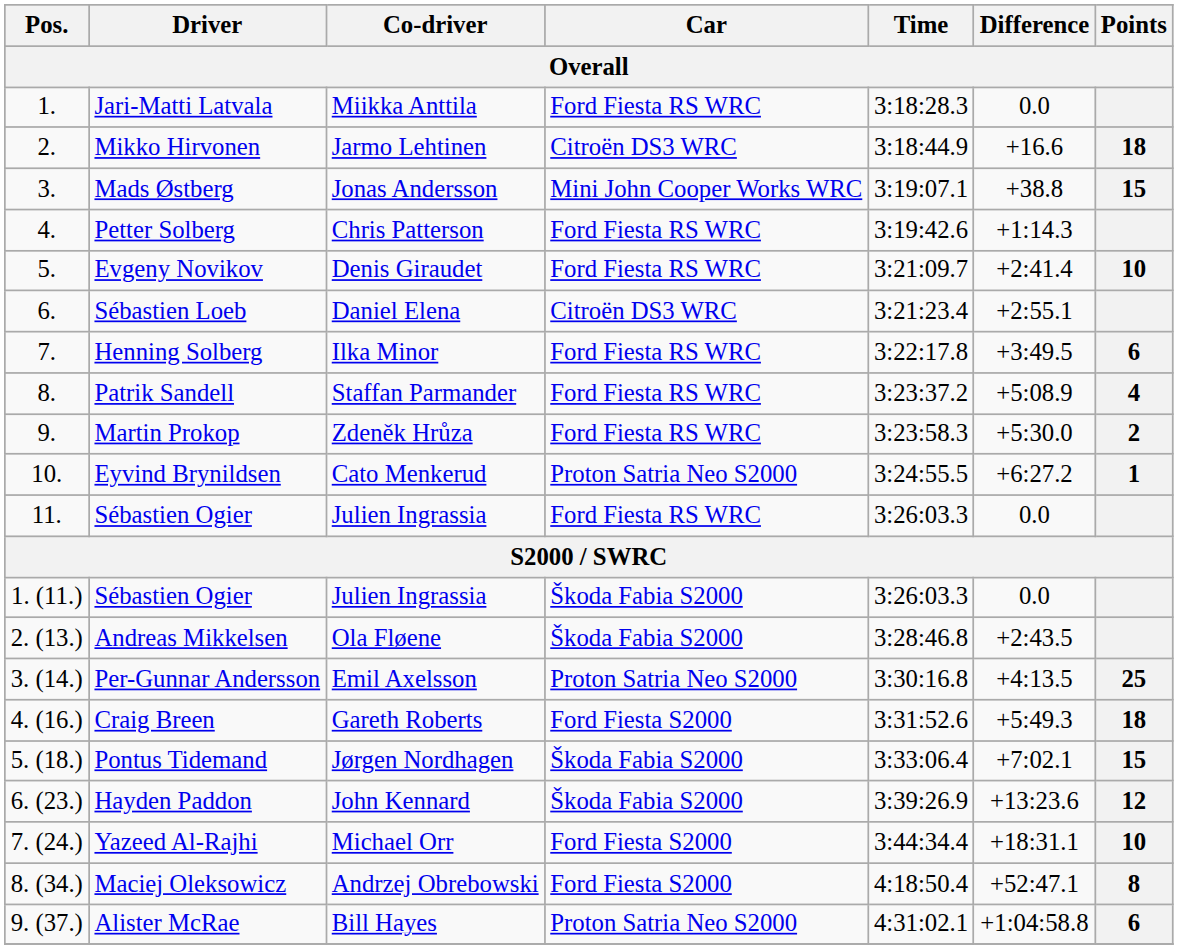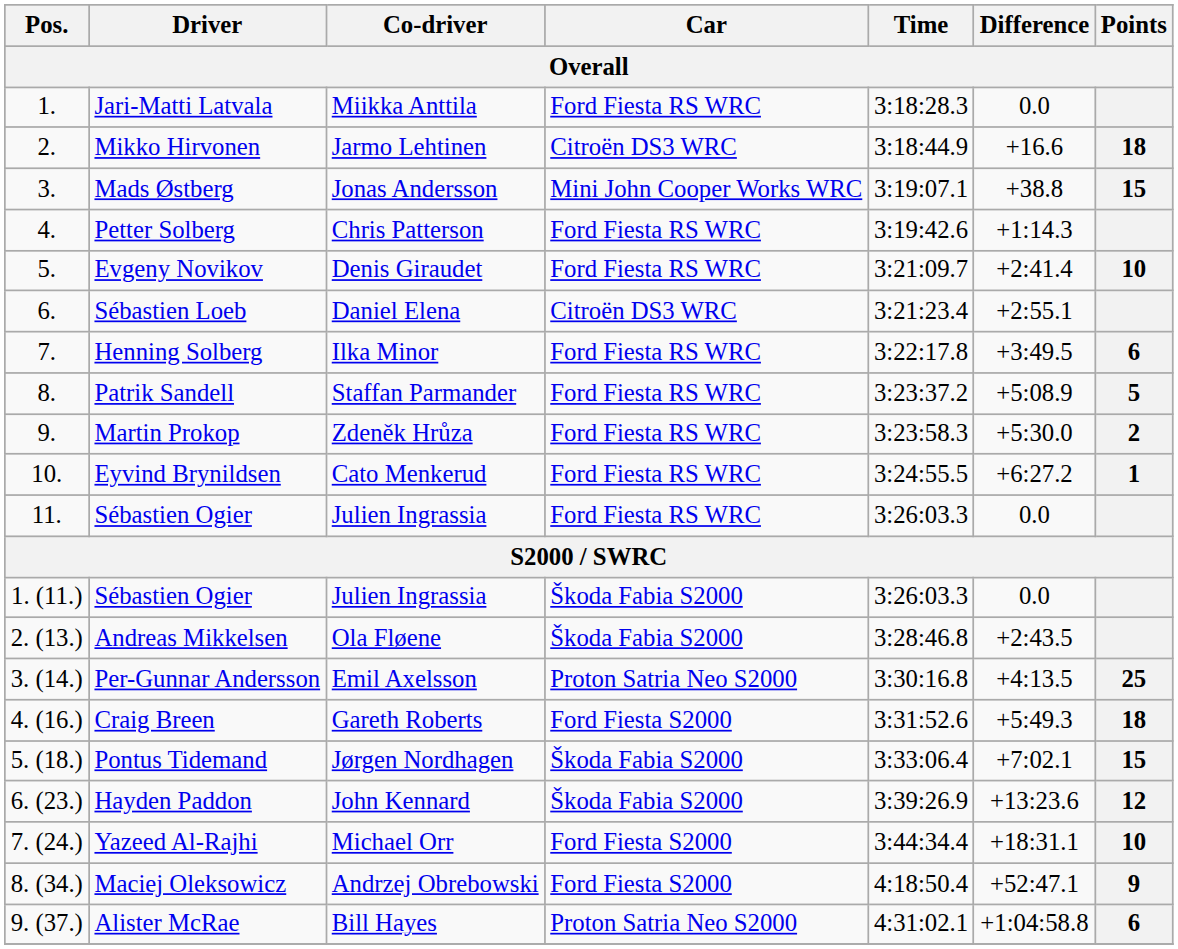(1134, 392) 4 -> (1134, 392) 5
(674, 474) Proton Satria Neo S2000 -> (656, 474) Ford Fiesta RS WRC
(1134, 883) 8 -> (1134, 883) 9
